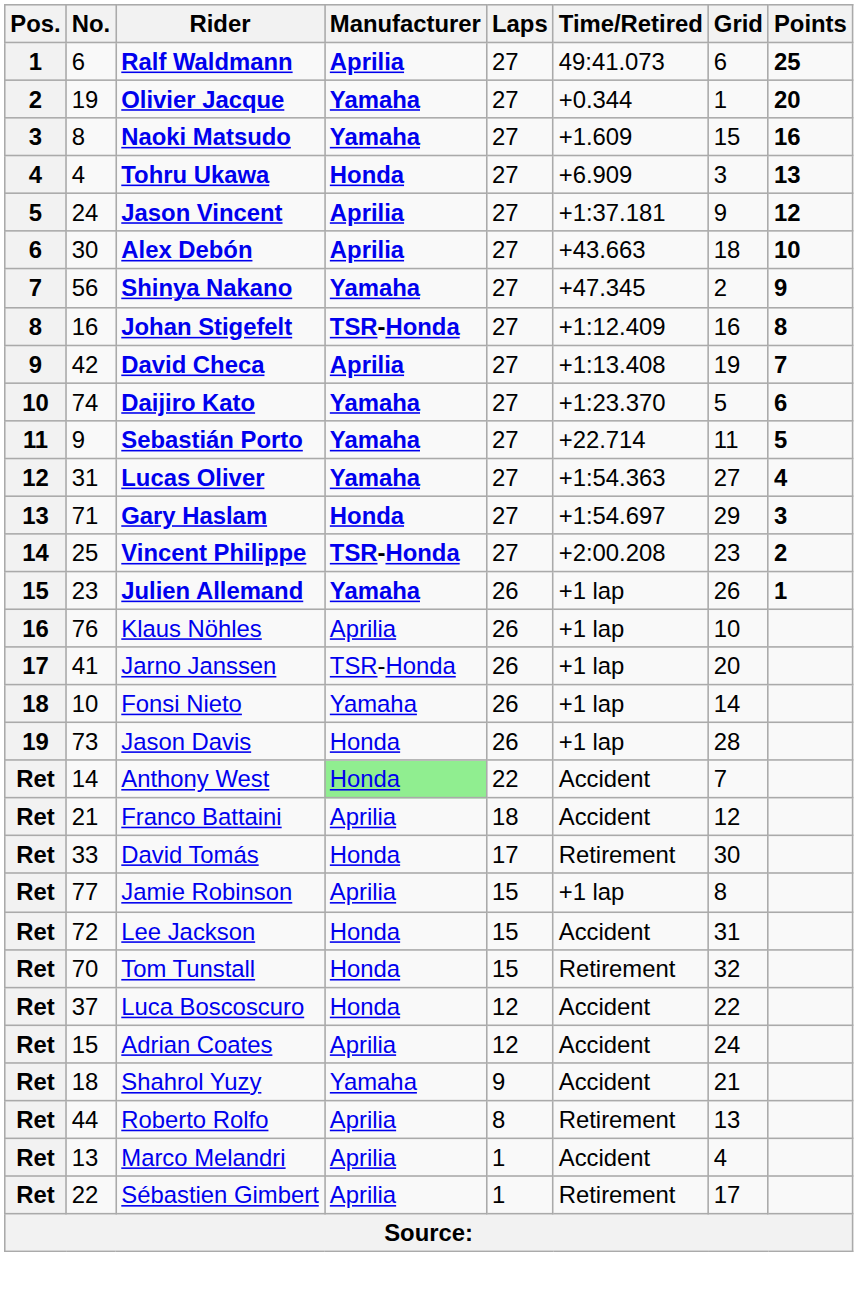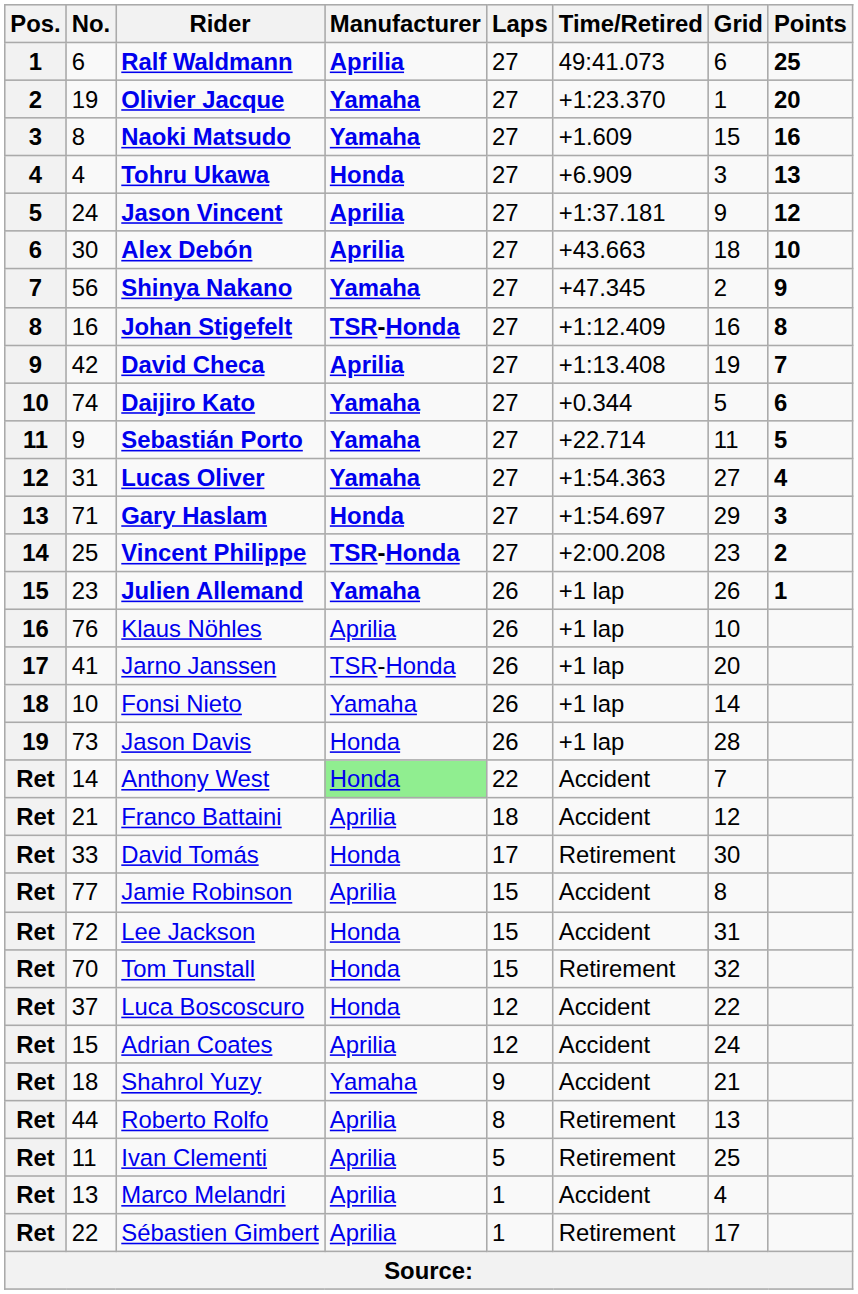(596, 99) +0.344 -> (612, 99) +1:23.370
(612, 402) +1:23.370 -> (596, 402) +0.344
(592, 893) +1 lap -> (604, 893) Accident
+ row: (194, 1157)
